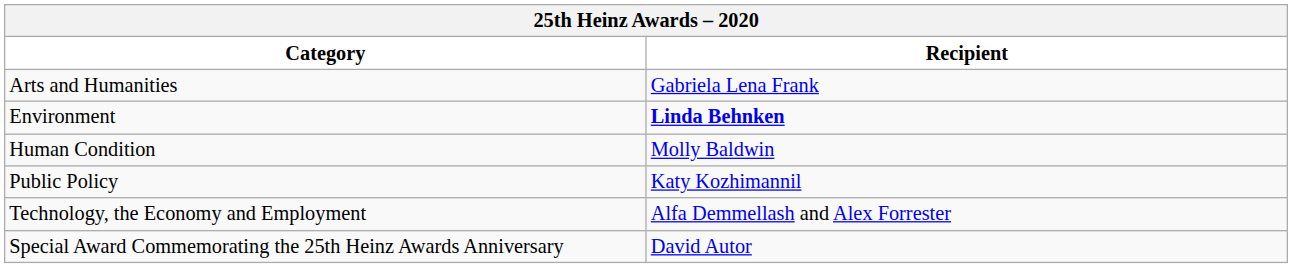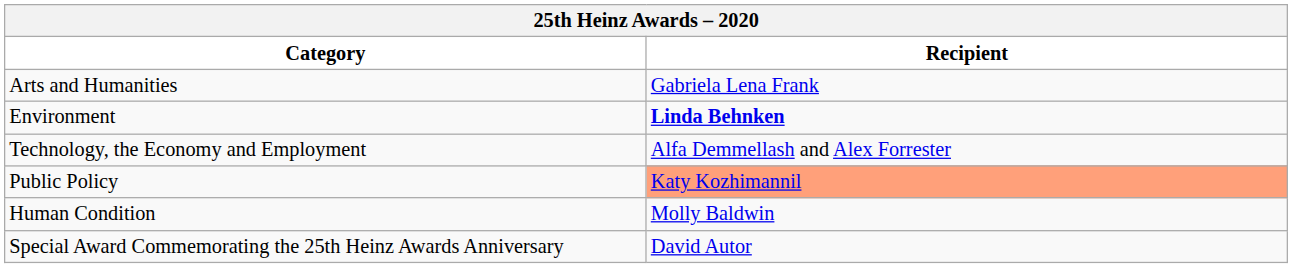rows swapped: (82, 149) <-> (188, 213)
(726, 181) no background -> (726, 181) lightsalmon background
